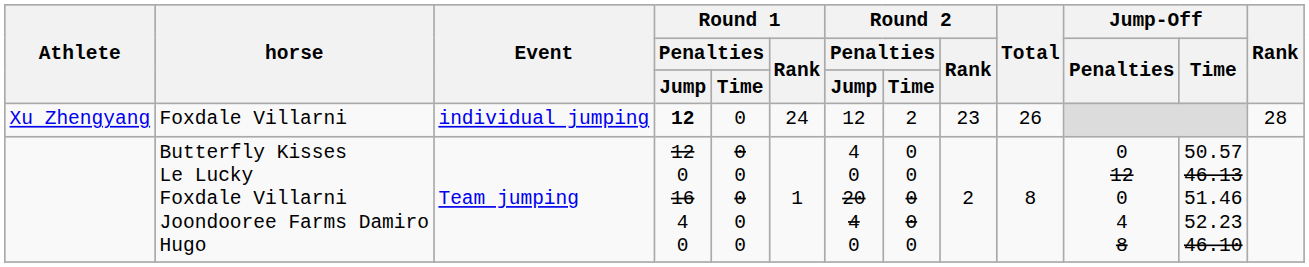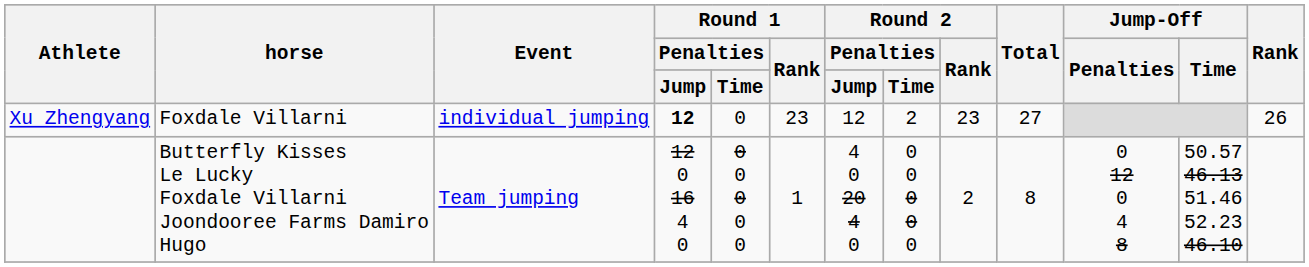(797, 119) 24 -> (797, 119) 23
(1030, 119) 26 -> (1030, 119) 27
(1275, 119) 28 -> (1275, 119) 26
